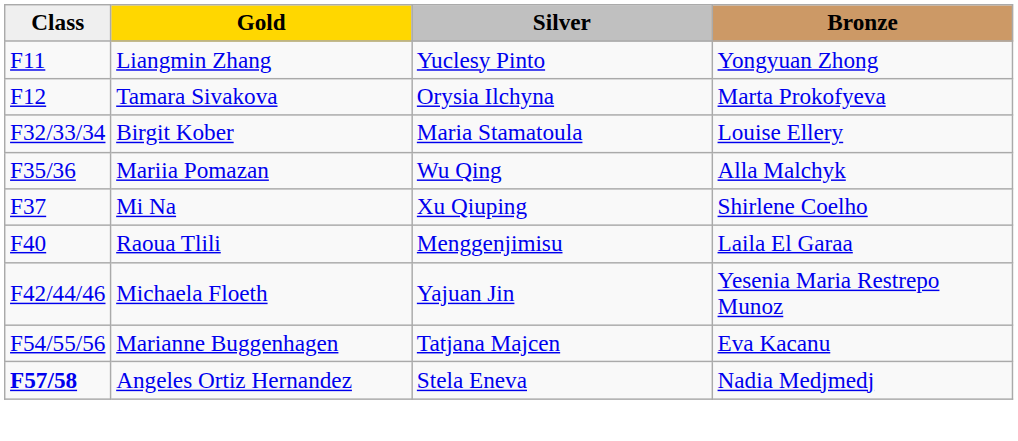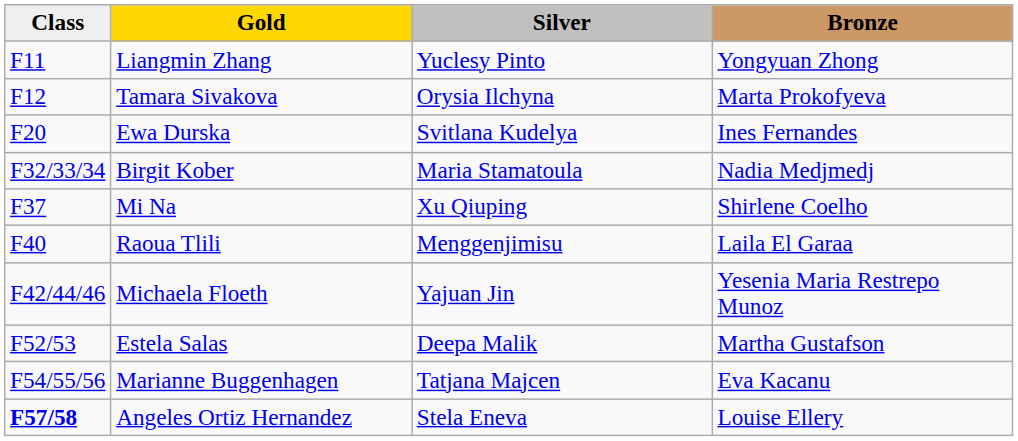+ row: (173, 133)
(780, 133) Louise Ellery -> (796, 170) Nadia Medjmedj
- row: (193, 170)
+ row: (172, 343)
(796, 380) Nadia Medjmedj -> (780, 416) Louise Ellery
